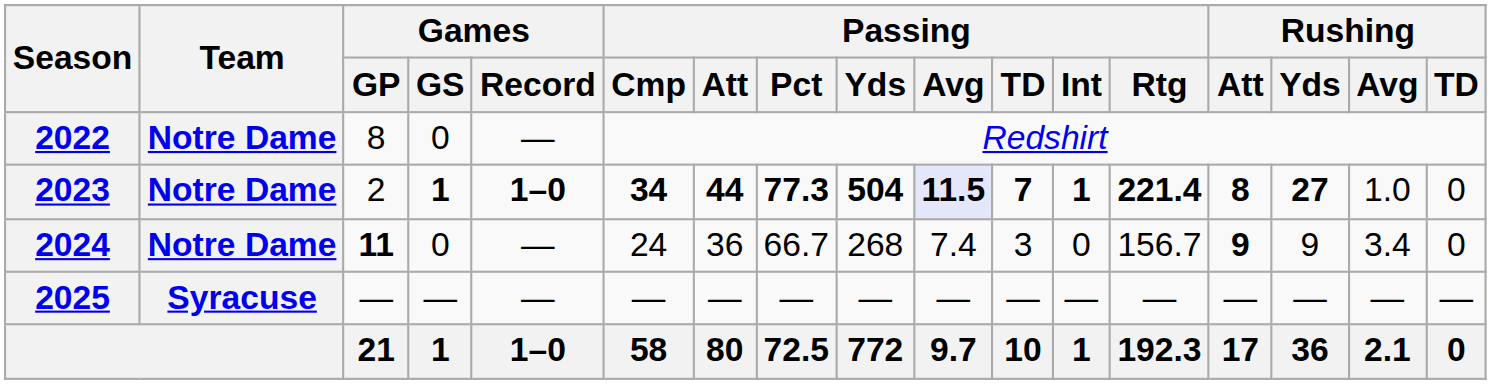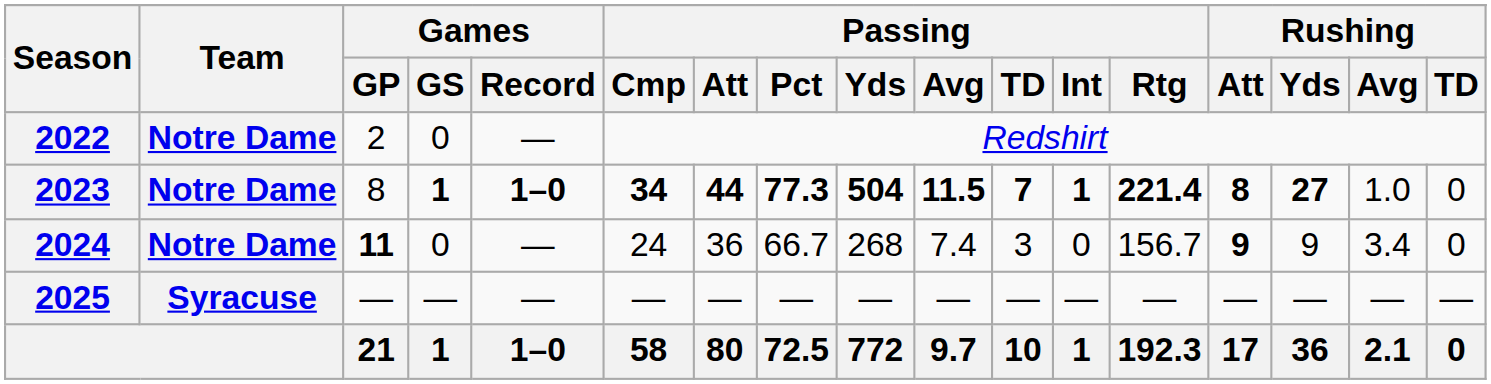(376, 137) 8 -> (376, 137) 2
(376, 191) 2 -> (376, 191) 8
(953, 191) lavender background -> (953, 191) no background
